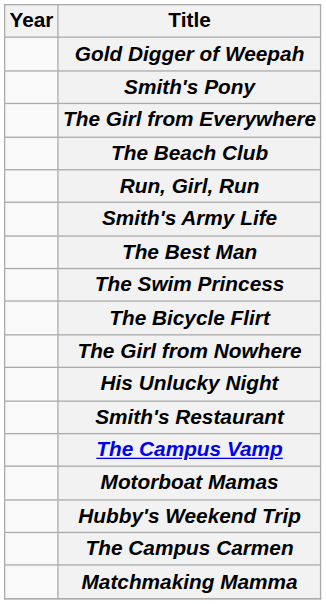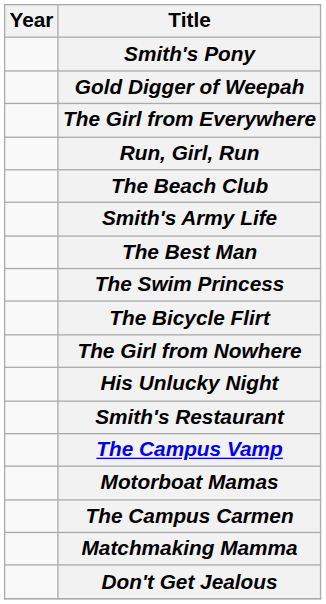rows swapped: (190, 86) <-> (190, 53)
rows swapped: (190, 185) <-> (190, 152)
- row: (190, 515)
+ row: (190, 581)
